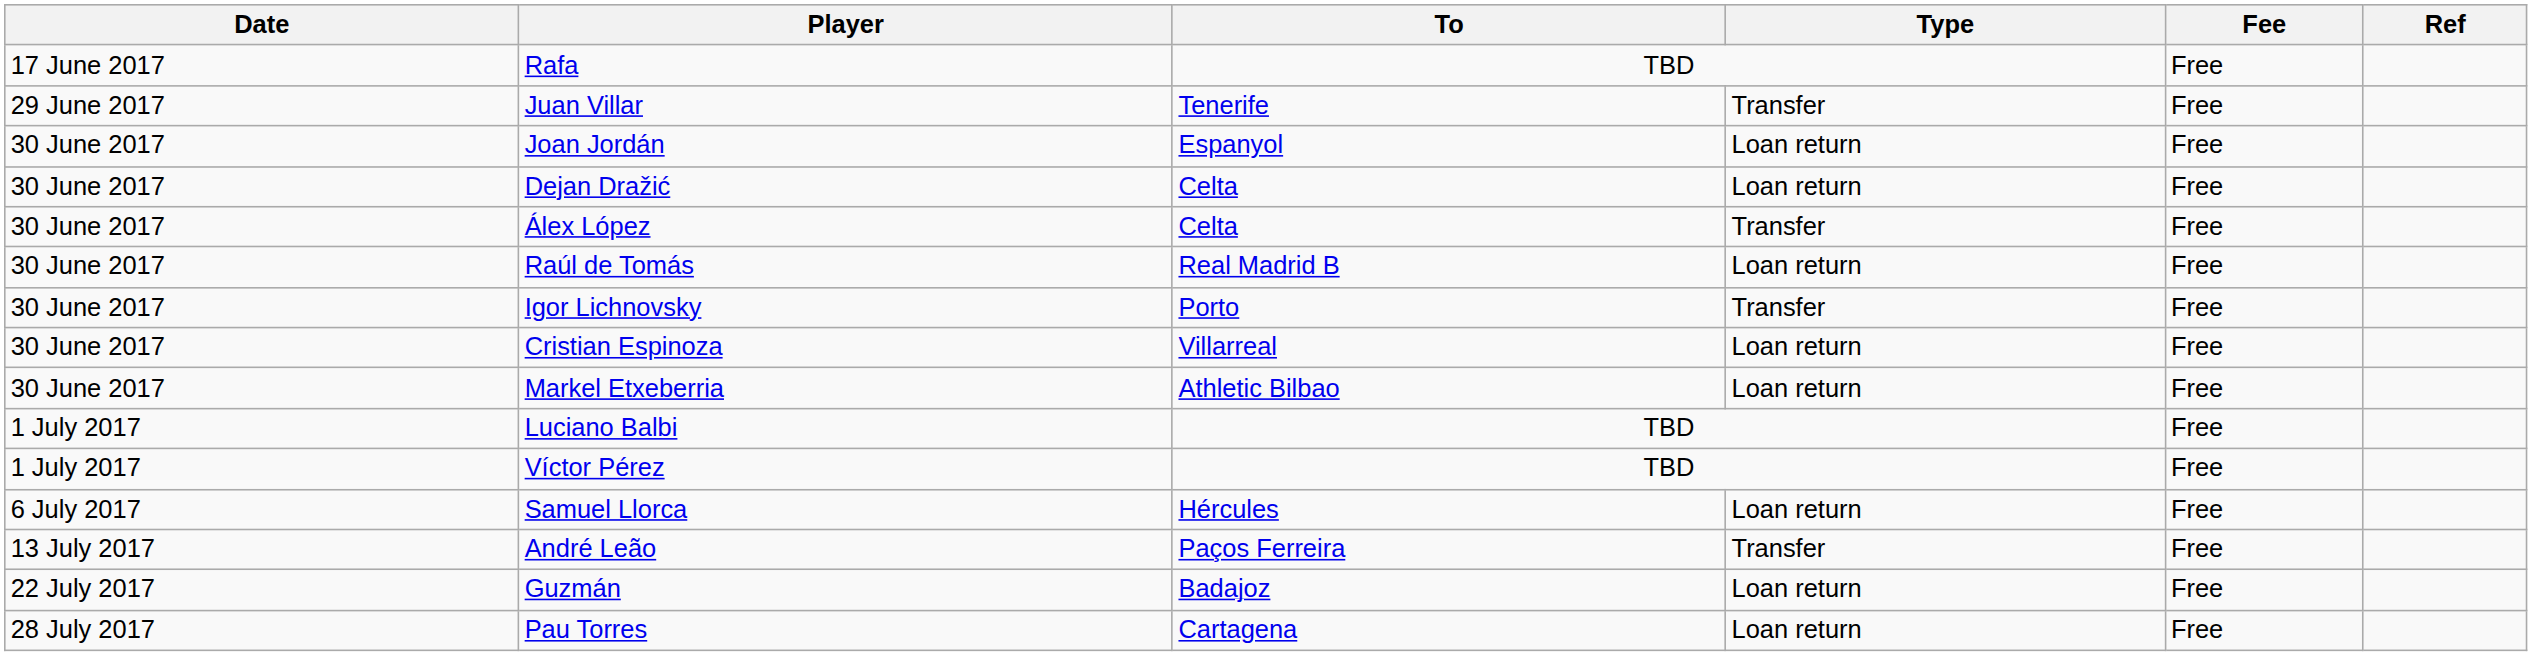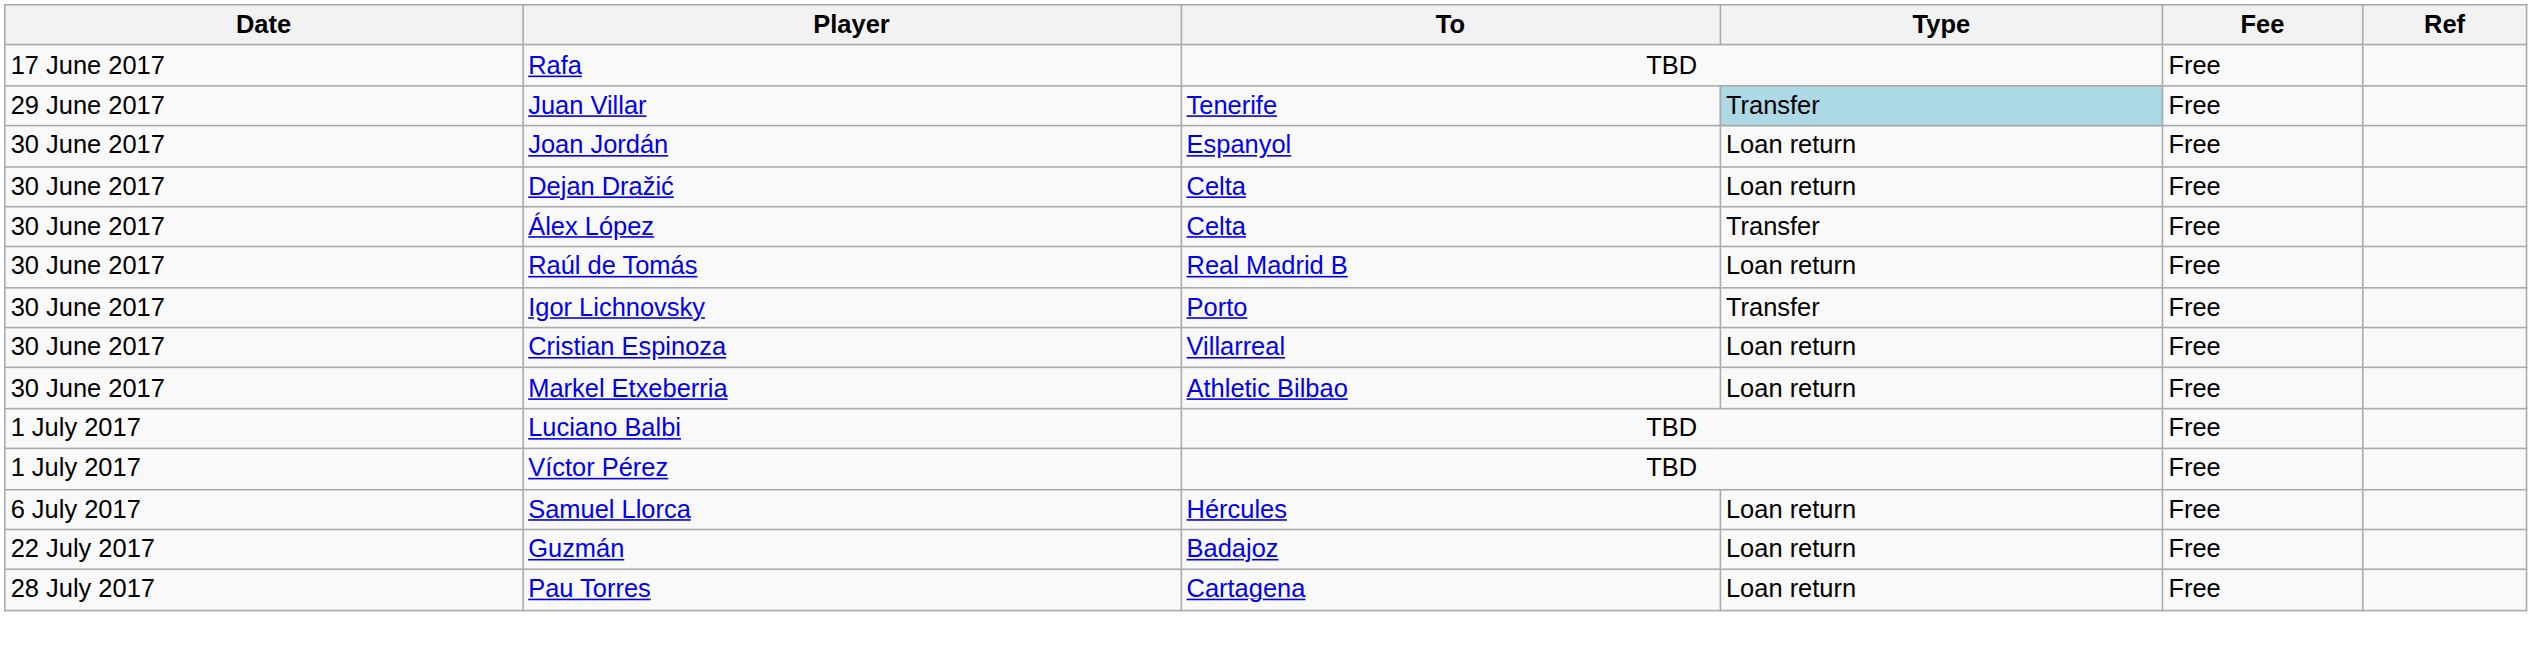(1778, 105) no background -> (1773, 105) lightblue background
- row: (590, 549)
